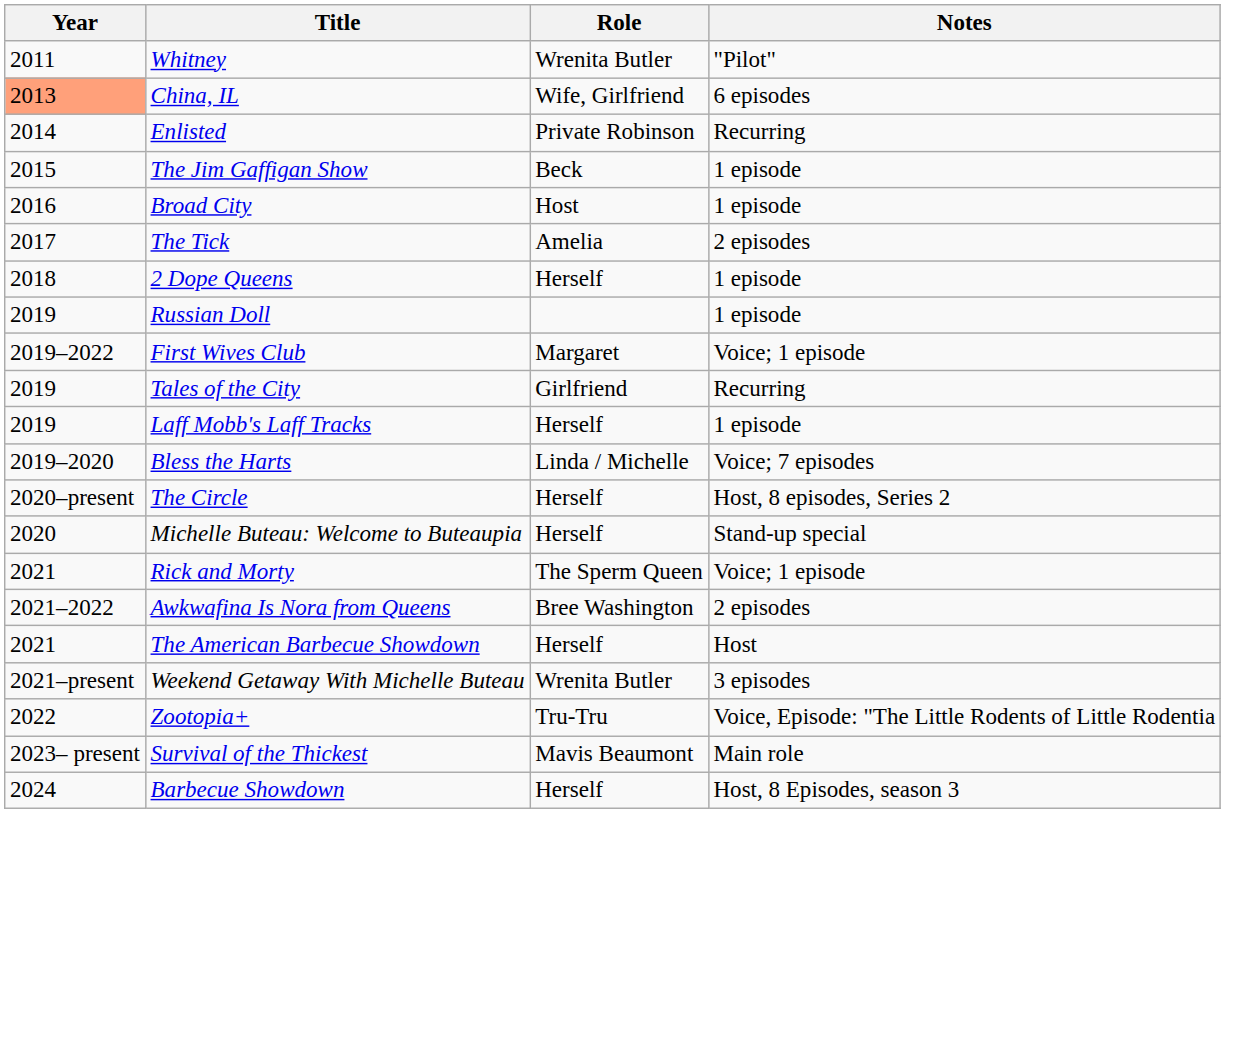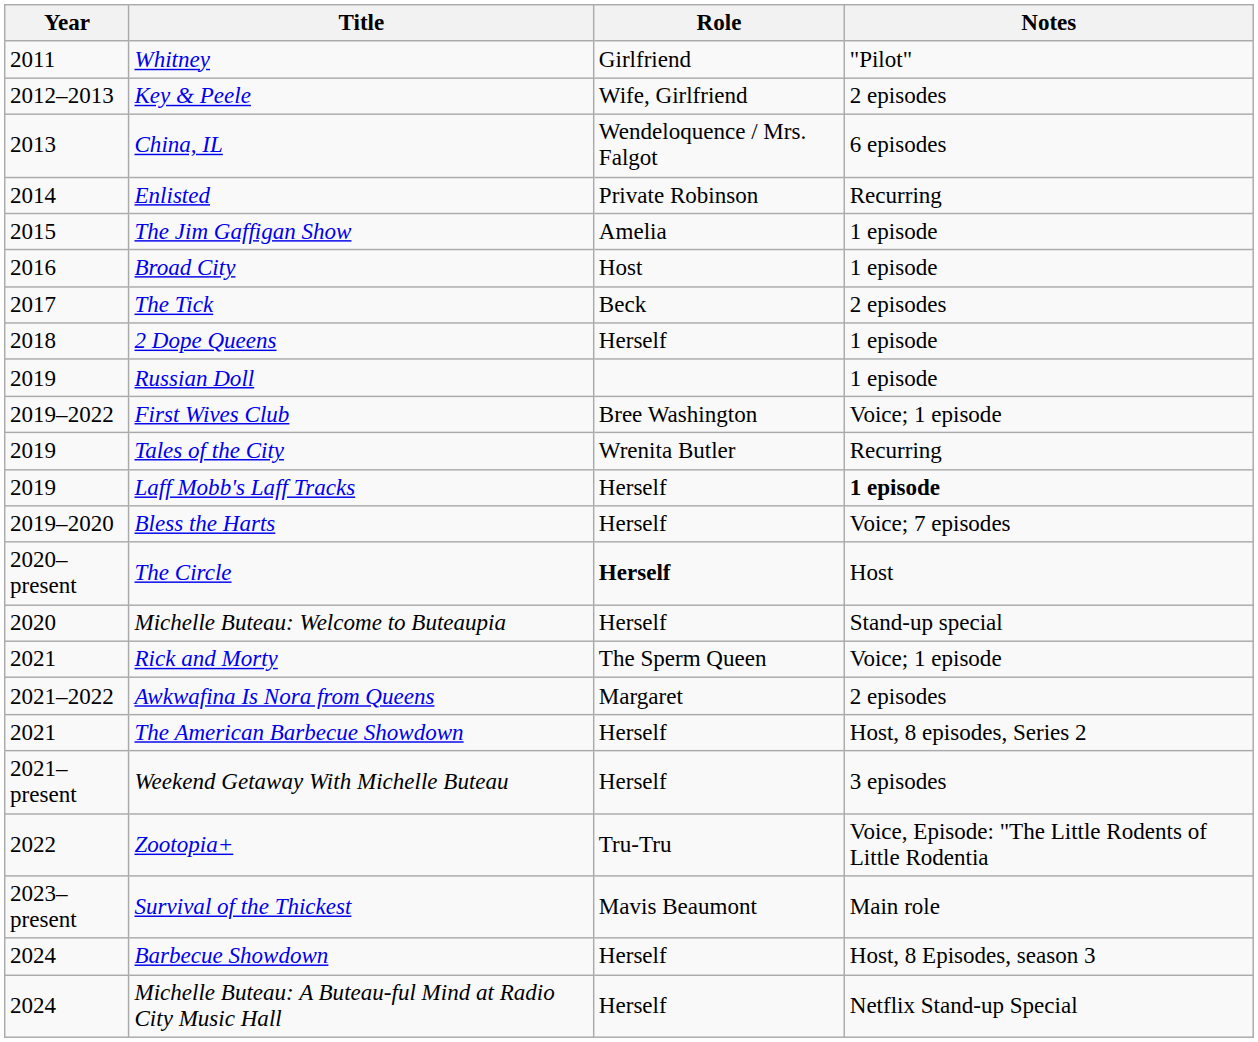(604, 59) Wrenita Butler -> (645, 59) Girlfriend
+ row: (193, 95)
(33, 95) lightsalmon background -> (33, 145) no background
(610, 95) Wife, Girlfriend -> (703, 145) Wendeloquence / Mrs. Falgot
(559, 168) Beck -> (633, 231) Amelia
(569, 242) Amelia -> (623, 304) Beck
(577, 351) Margaret -> (678, 414) Bree Washington
(581, 388) Girlfriend -> (667, 450) Wrenita Butler
(757, 424) normal -> (895, 487) bold
(612, 461) Linda / Michelle -> (633, 523) Herself
(569, 497) normal -> (635, 573) bold
(832, 497) Host, 8 episodes, Series 2 -> (872, 573) Host
(614, 607) Bree Washington -> (641, 695) Margaret
(735, 643) Host -> (968, 732) Host, 8 episodes, Series 2
(604, 680) Wrenita Butler -> (633, 781) Herself
+ row: (345, 1005)
